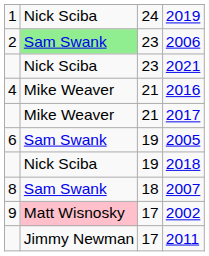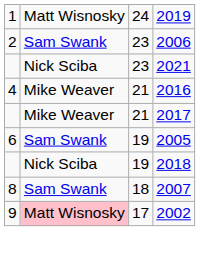(61, 16) Nick Sciba -> (74, 16) Matt Wisnosky
(65, 41) lightgreen background -> (65, 41) no background
- row: (182, 238)
